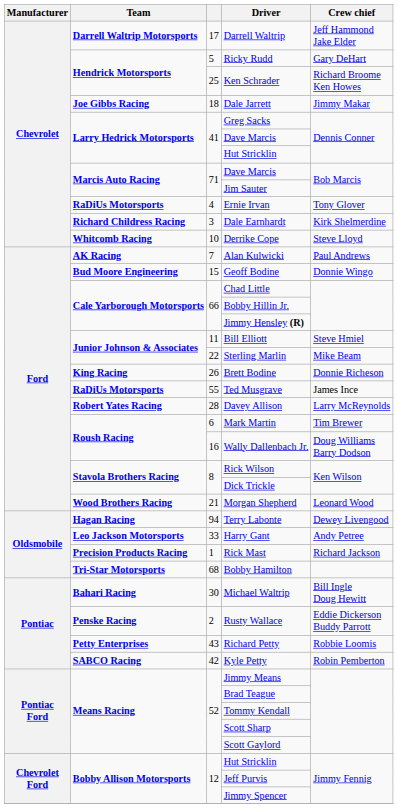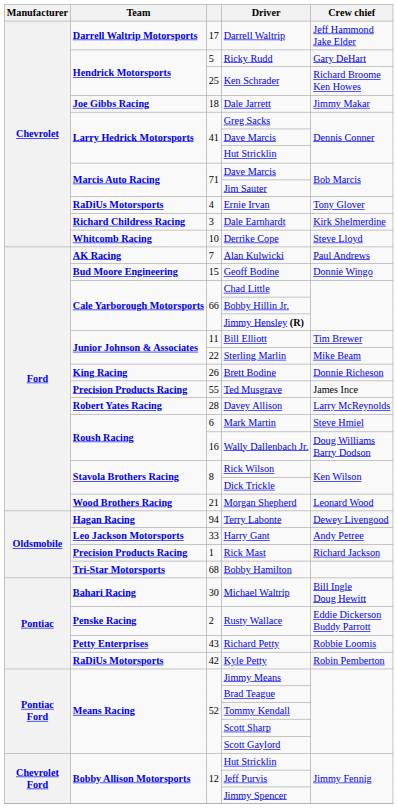(338, 339) Steve Hmiel -> (338, 339) Tim Brewer
(118, 389) RaDiUs Motorsports -> (130, 389) Precision Products Racing
(338, 423) Tim Brewer -> (338, 423) Steve Hmiel
(107, 661) SABCO Racing -> (118, 661) RaDiUs Motorsports
